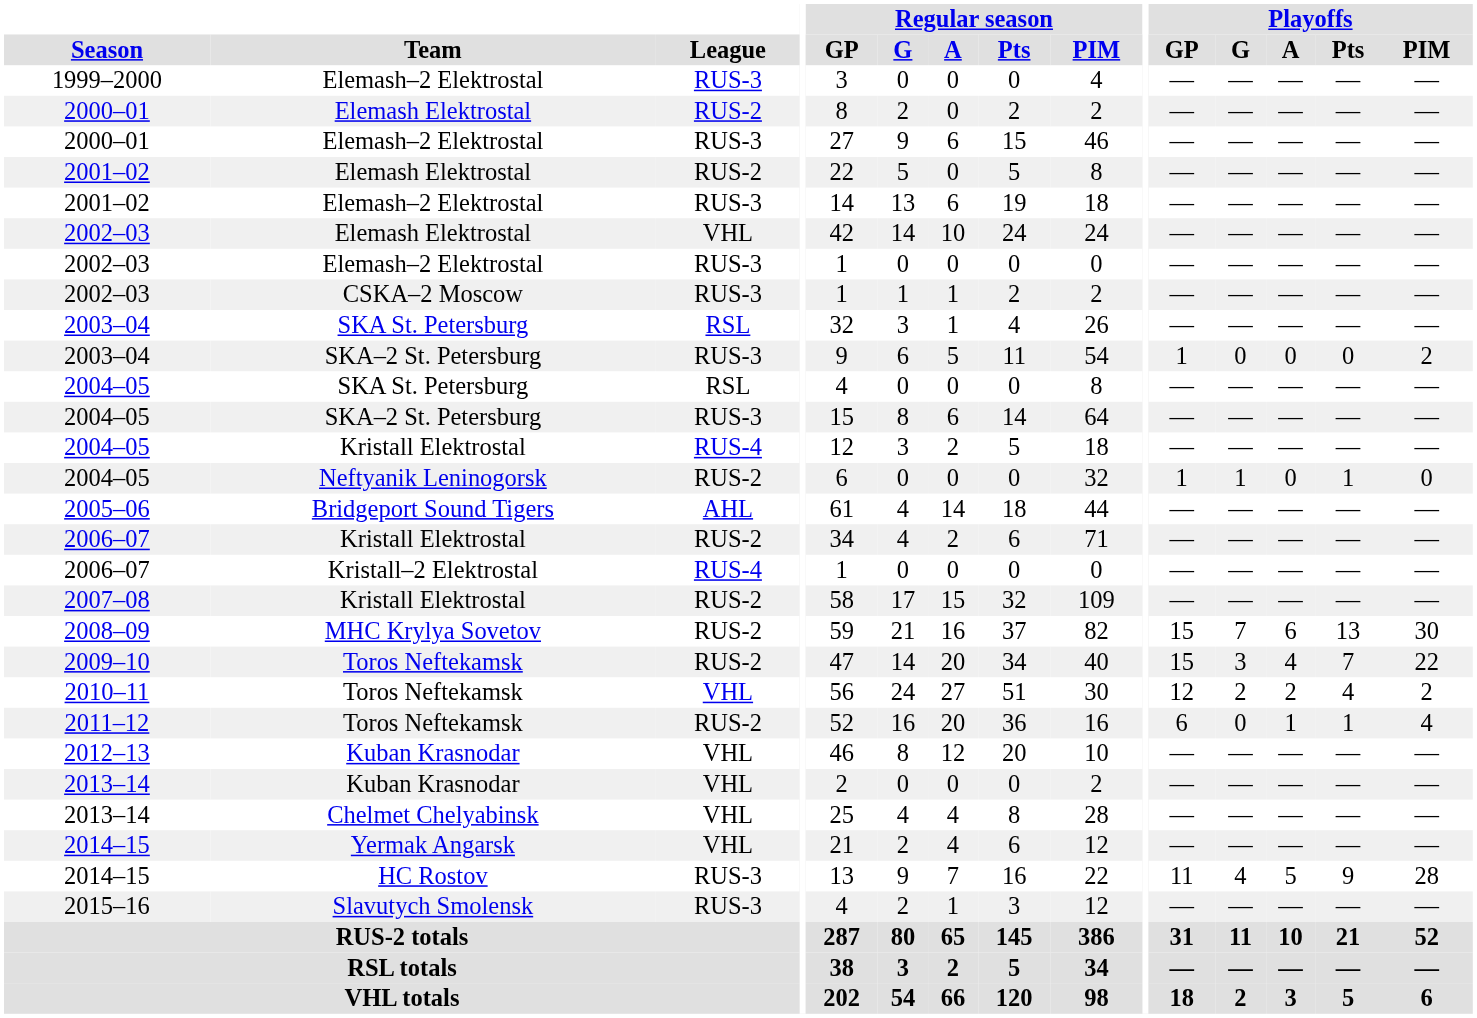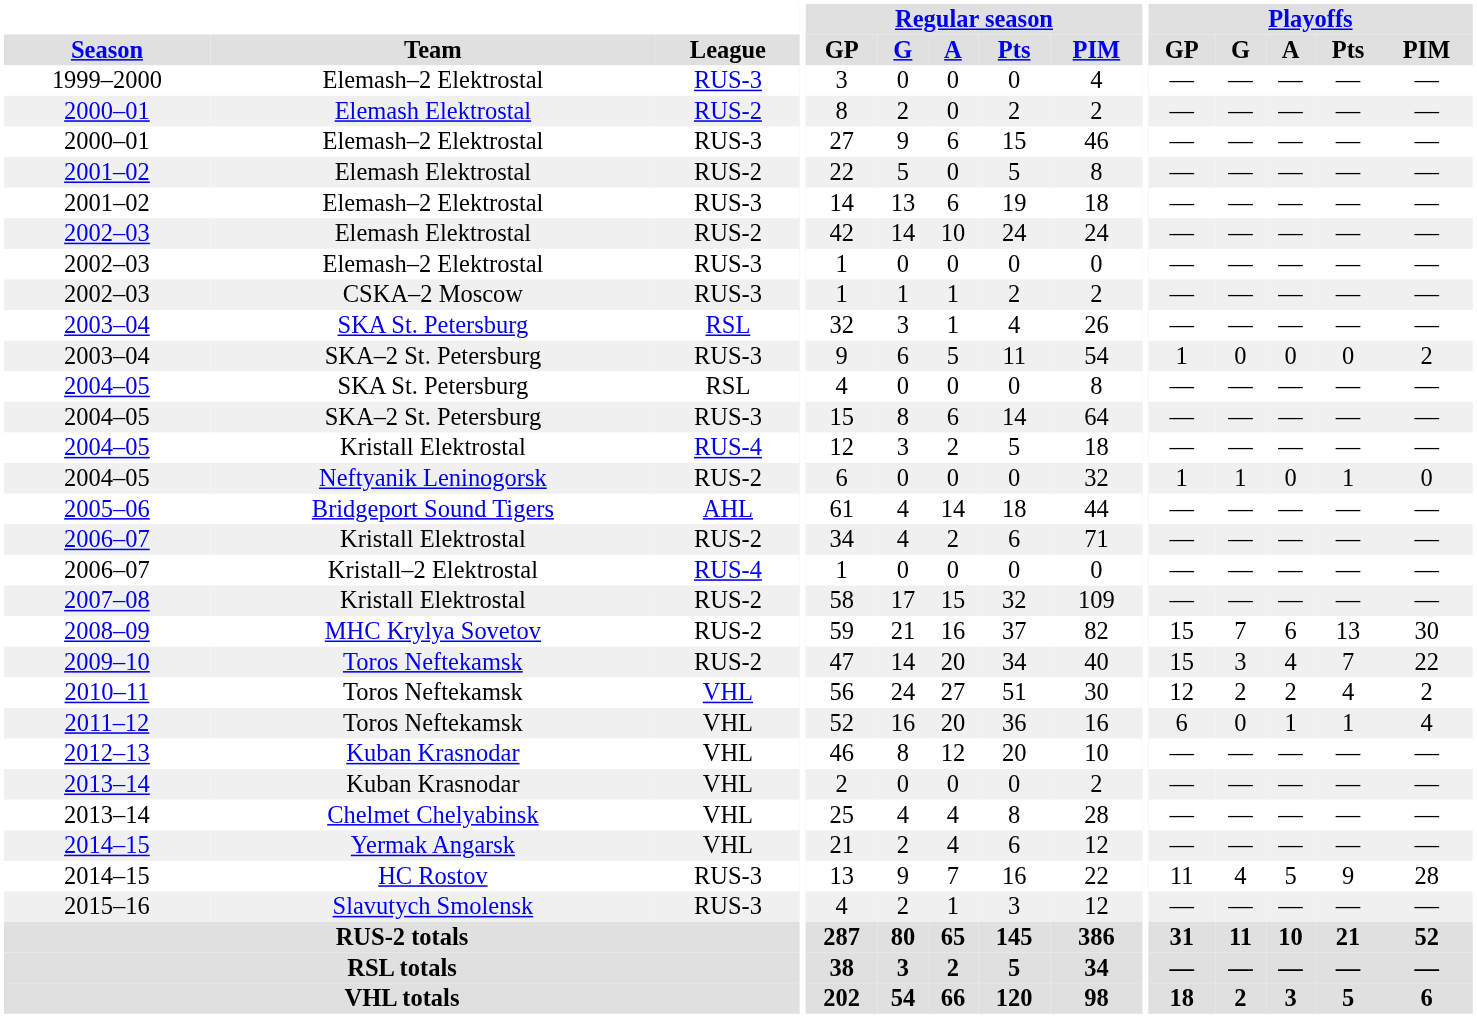(728, 233) VHL -> (728, 233) RUS-2
(728, 722) RUS-2 -> (728, 722) VHL
